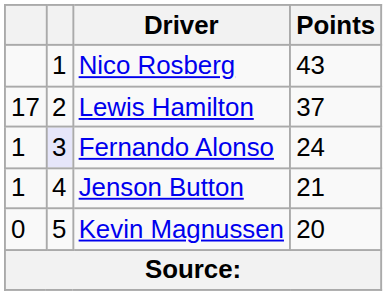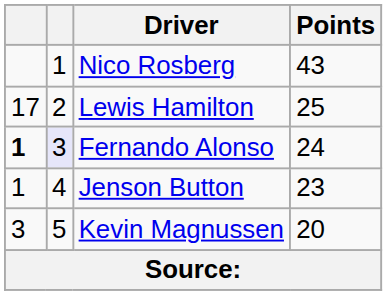(311, 106) 37 -> (311, 106) 25
(18, 147) normal -> (18, 147) bold
(311, 188) 21 -> (311, 188) 23
(18, 229) 0 -> (18, 229) 3
